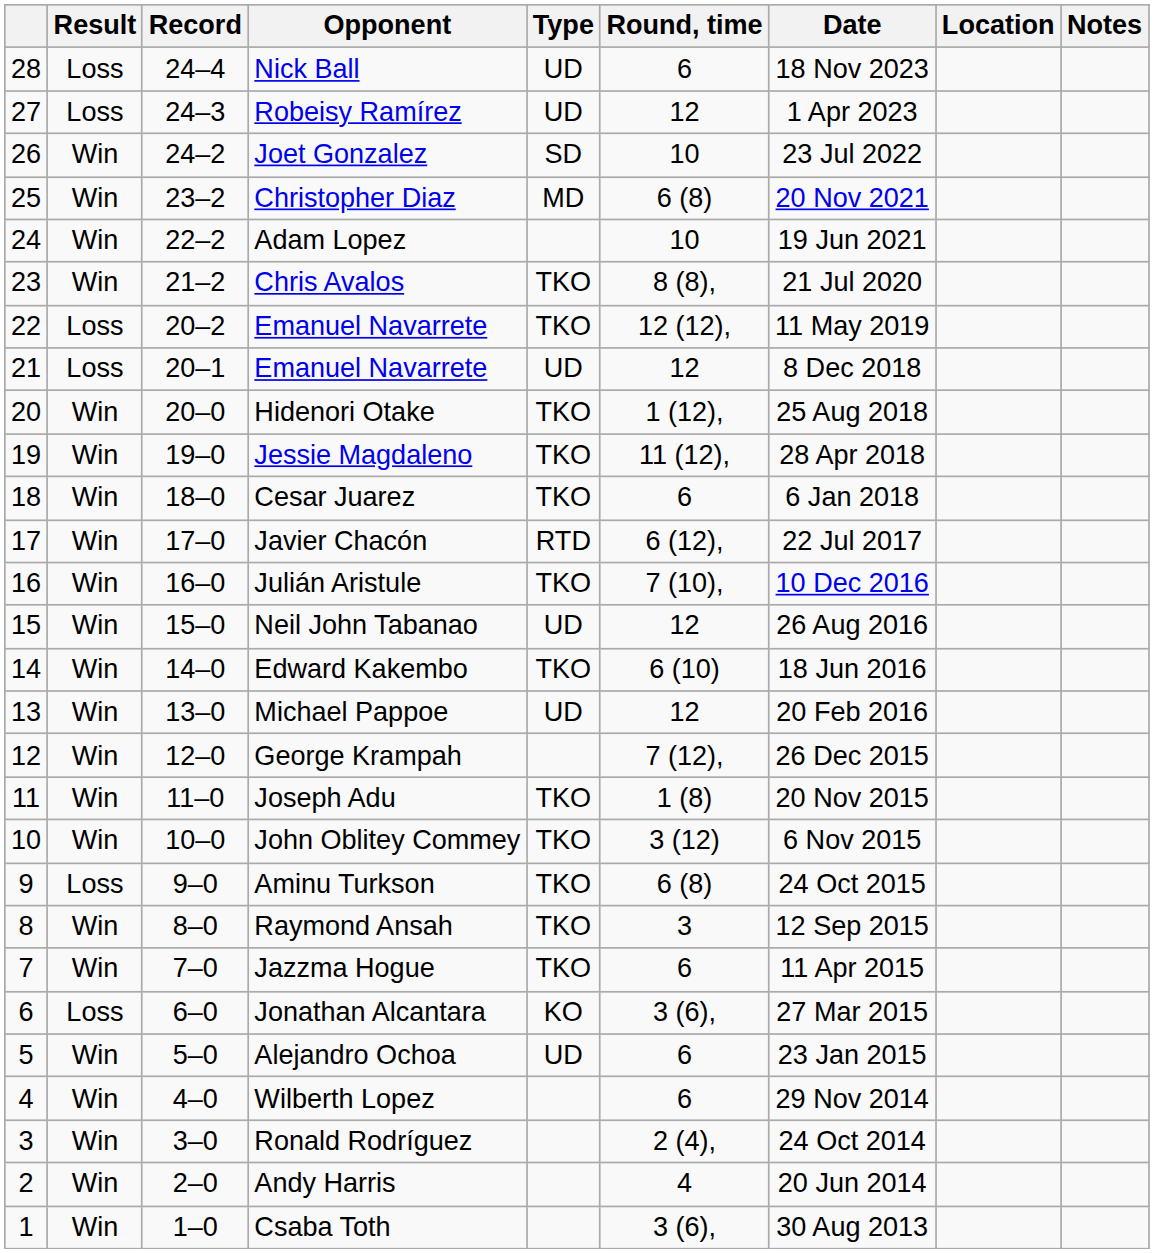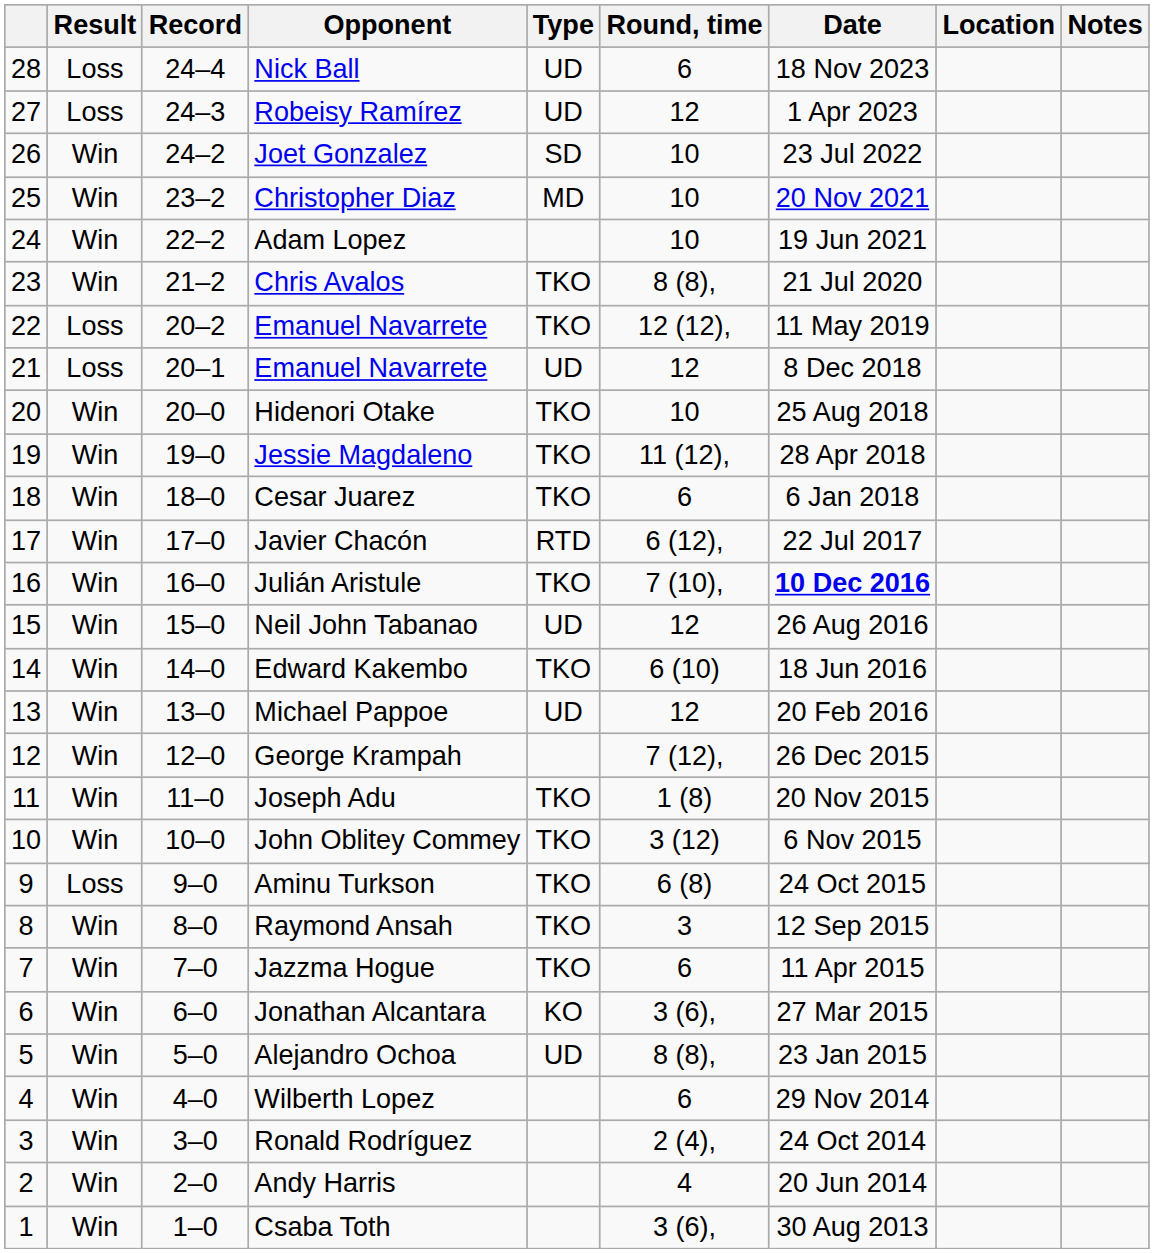(684, 197) 6 (8) -> (684, 197) 10
(684, 411) 1 (12), -> (684, 411) 10
(852, 583) normal -> (852, 583) bold
(95, 1012) Loss -> (95, 1012) Win
(684, 1055) 6 -> (684, 1055) 8 (8),
